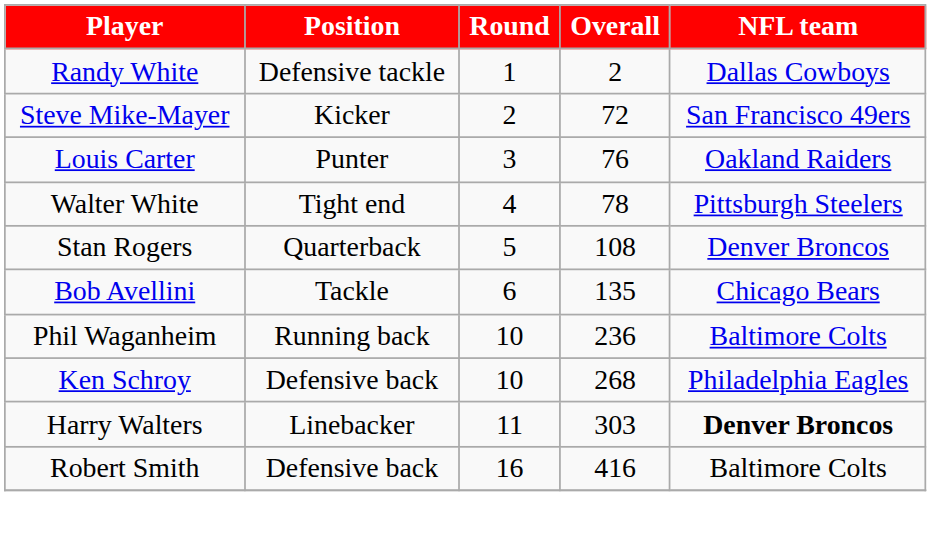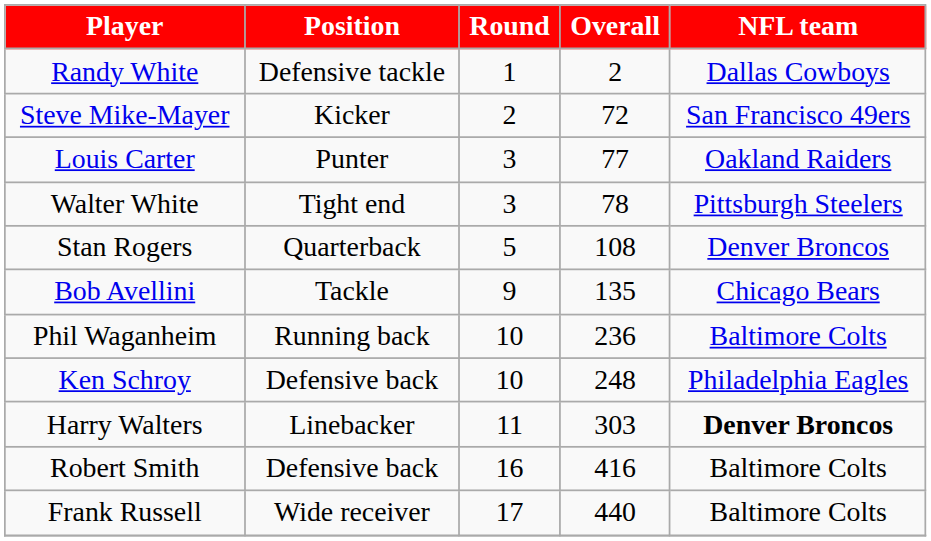(615, 159) 76 -> (615, 159) 77
(510, 203) 4 -> (510, 203) 3
(510, 291) 6 -> (510, 291) 9
(615, 379) 268 -> (615, 379) 248
+ row: (125, 512)
